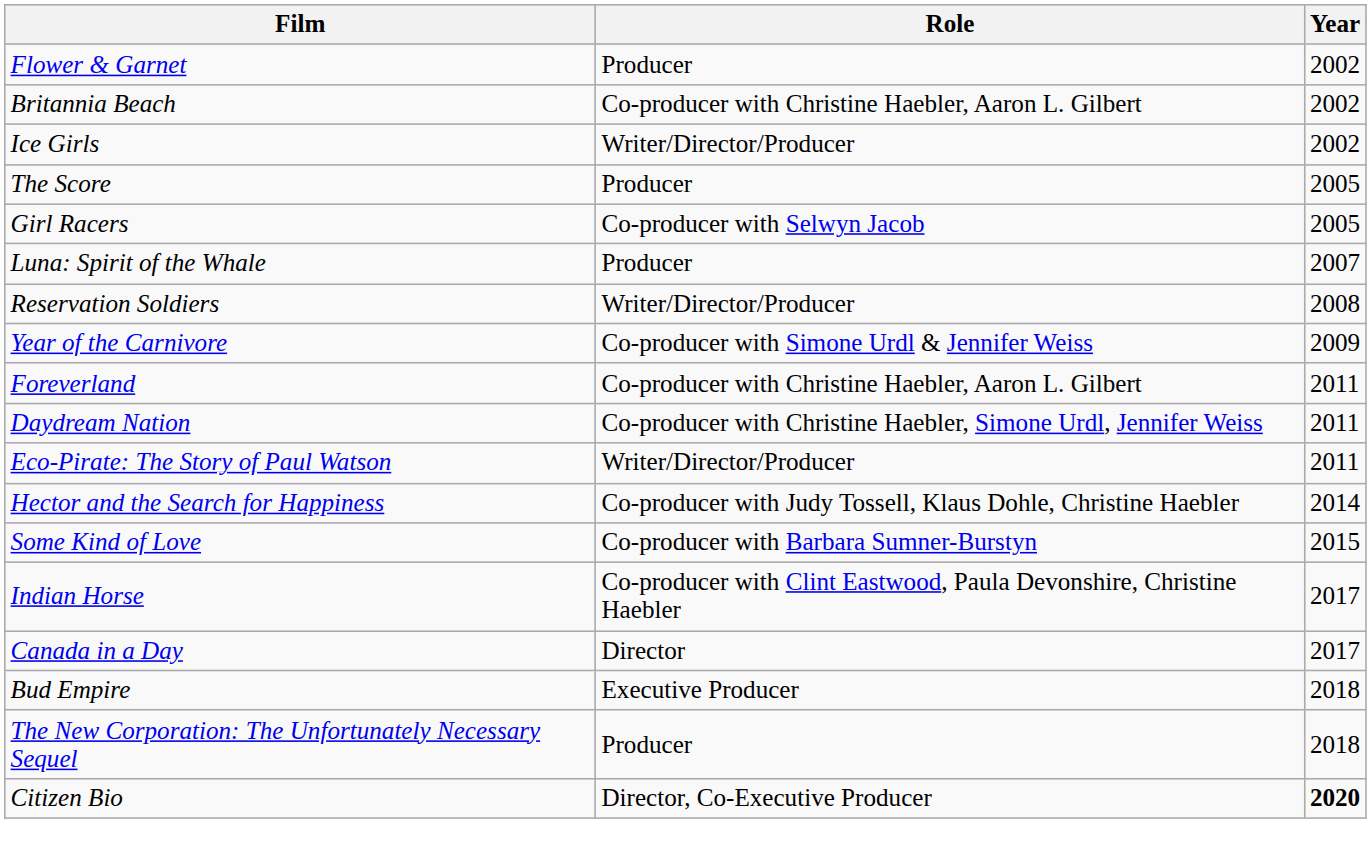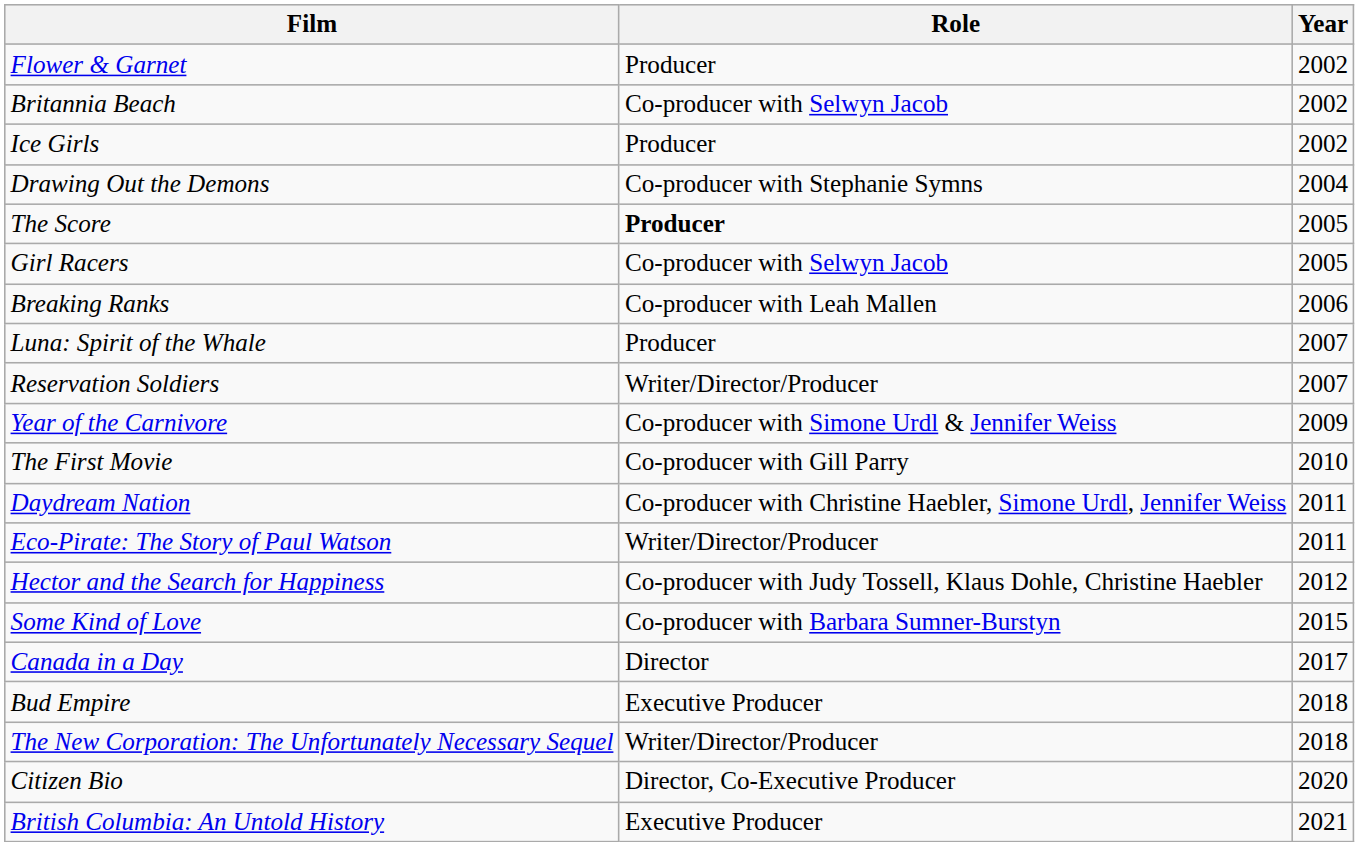(872, 104) Co-producer with Christine Haebler, Aaron L. Gilbert -> (786, 104) Co-producer with Selwyn Jacob
(728, 143) Writer/Director/Producer -> (670, 143) Producer
+ row: (140, 183)
(647, 183) normal -> (675, 223) bold
+ row: (90, 303)
(1335, 303) 2008 -> (1323, 382) 2007
+ row: (92, 462)
- row: (73, 382)
(1335, 502) 2014 -> (1323, 582) 2012
- row: (77, 596)
(647, 744) Producer -> (751, 741) Writer/Director/Producer
(1335, 798) bold -> (1323, 781) normal
+ row: (197, 821)
